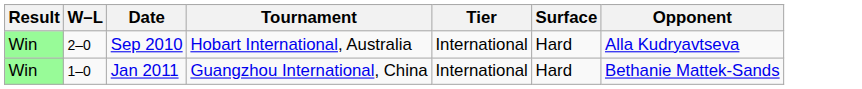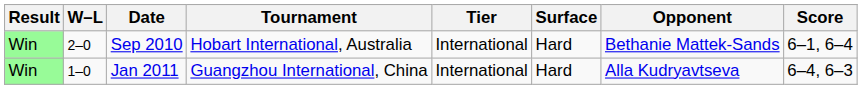+ column: (820, 17)
(672, 44) Alla Kudryavtseva -> (692, 44) Bethanie Mattek-Sands
(692, 71) Bethanie Mattek-Sands -> (672, 71) Alla Kudryavtseva
